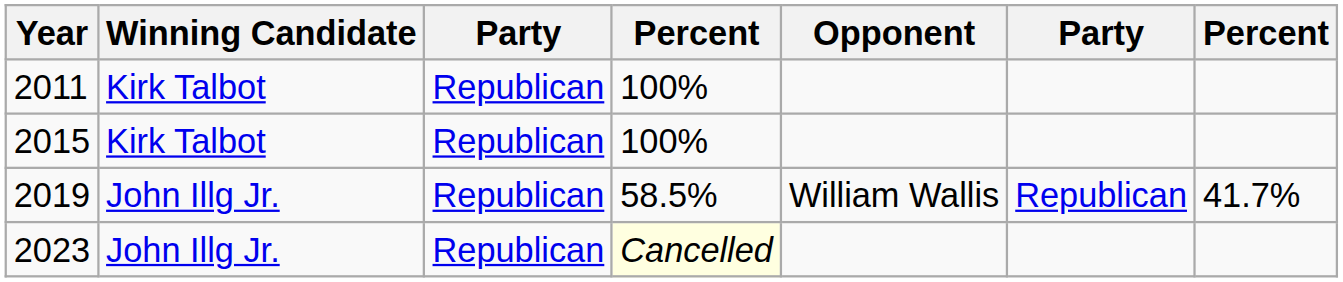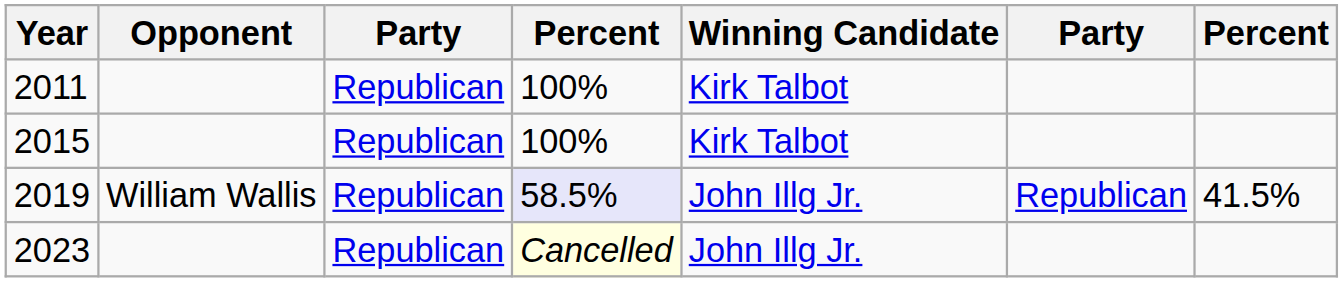columns swapped: (261, 32) <-> (894, 32)
(669, 195) no background -> (569, 195) lavender background
(1252, 195) 41.7% -> (1252, 195) 41.5%
